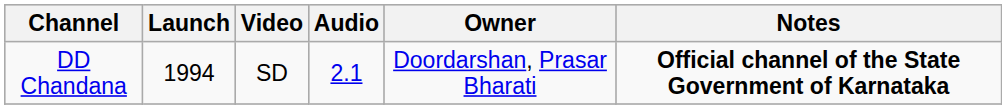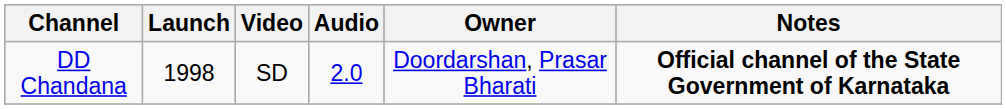(189, 73) 1994 -> (189, 73) 1998
(346, 73) 2.1 -> (346, 73) 2.0
